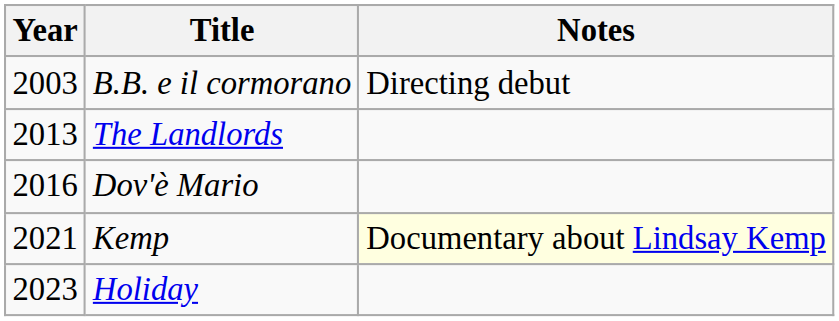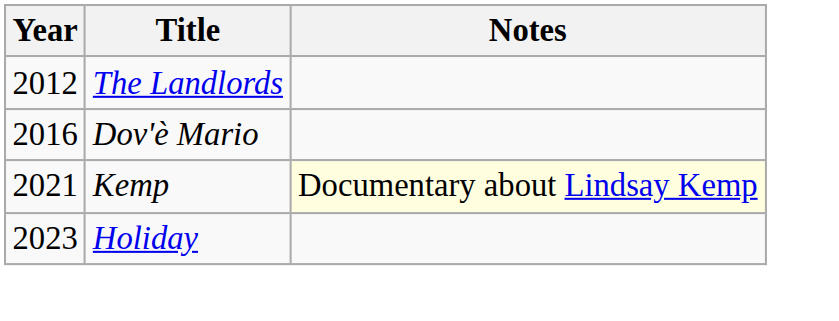- row: (222, 82)
(45, 133) 2013 -> (45, 82) 2012
